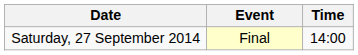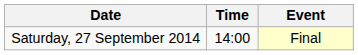columns swapped: (328, 15) <-> (255, 15)
